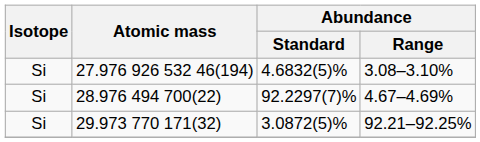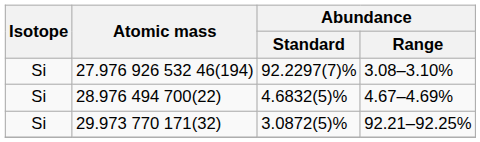(304, 71) 4.6832(5)% -> (309, 71) 92.2297(7)%
(309, 97) 92.2297(7)% -> (304, 97) 4.6832(5)%
